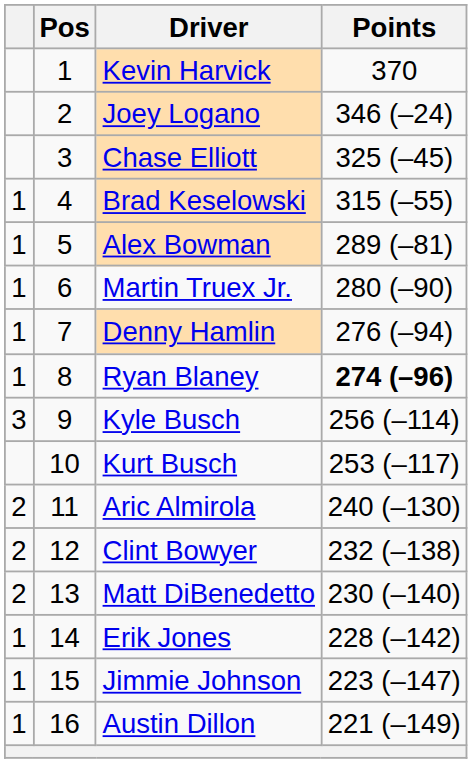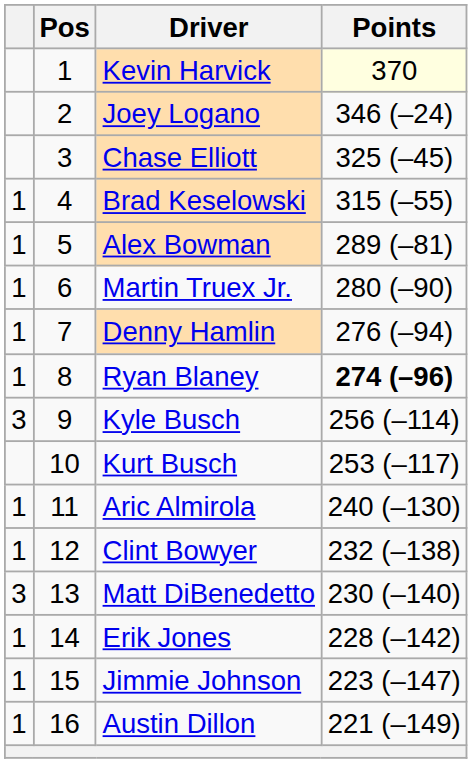(394, 70) no background -> (394, 70) lightyellow background
(19, 506) 2 -> (19, 506) 1
(19, 550) 2 -> (19, 550) 1
(19, 593) 2 -> (19, 593) 3
